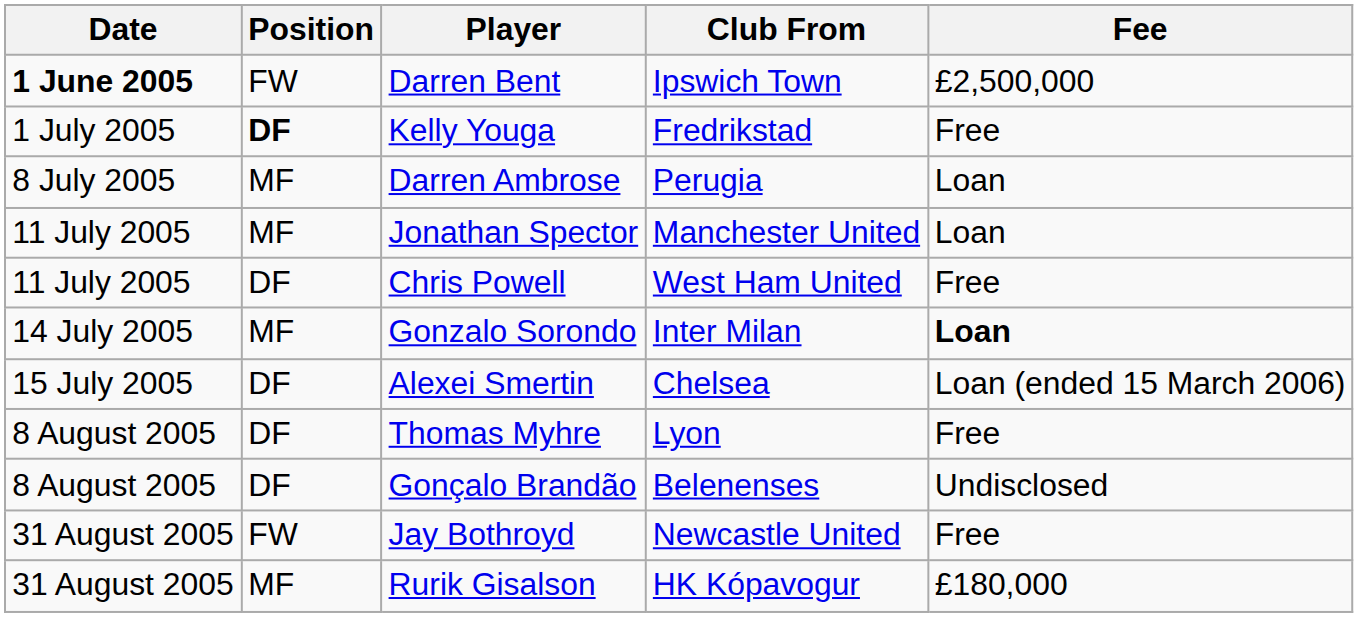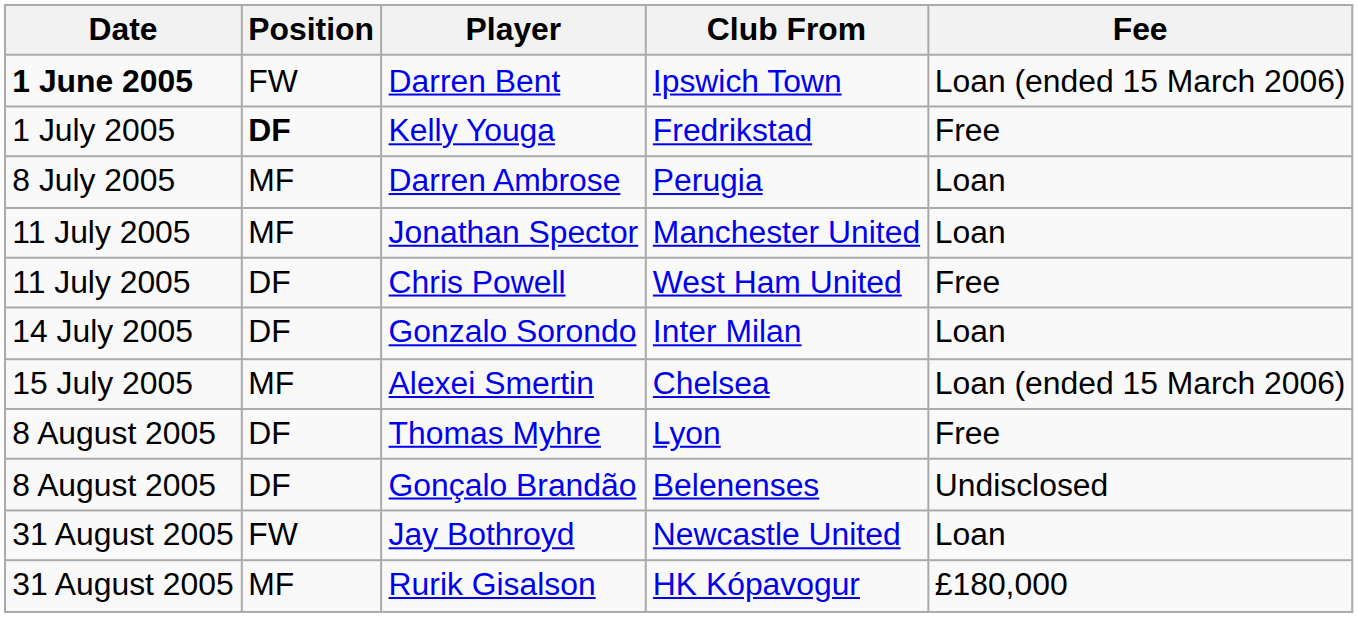(1014, 80) £2,500,000 -> (1140, 80) Loan (ended 15 March 2006)
(271, 332) MF -> (270, 332) DF
(973, 332) bold -> (970, 332) normal
(270, 383) DF -> (271, 383) MF
(968, 534) Free -> (970, 534) Loan
